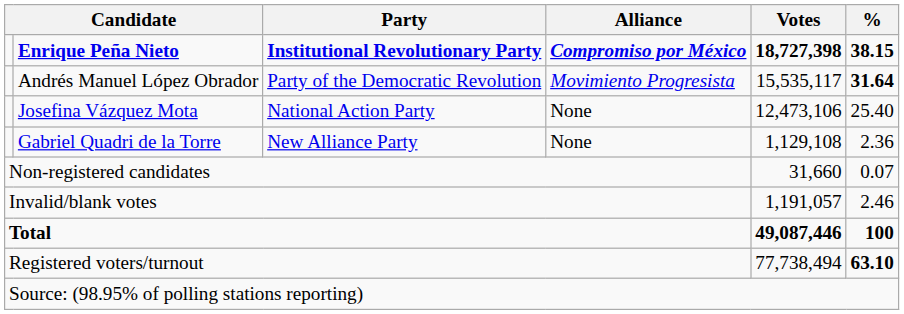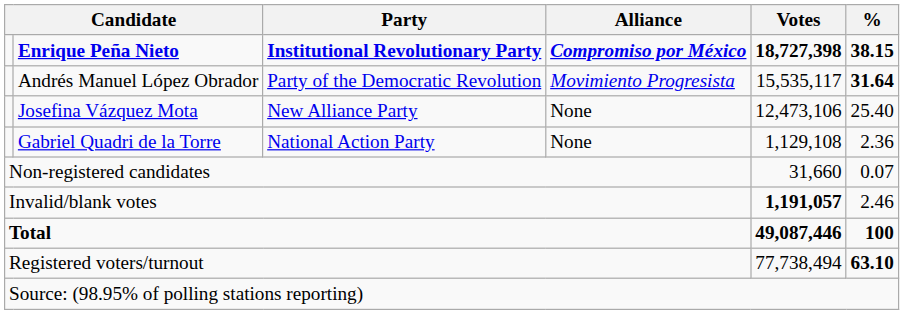(351, 111) National Action Party -> (342, 111) New Alliance Party
(342, 141) New Alliance Party -> (351, 141) National Action Party
(803, 202) normal -> (803, 202) bold
